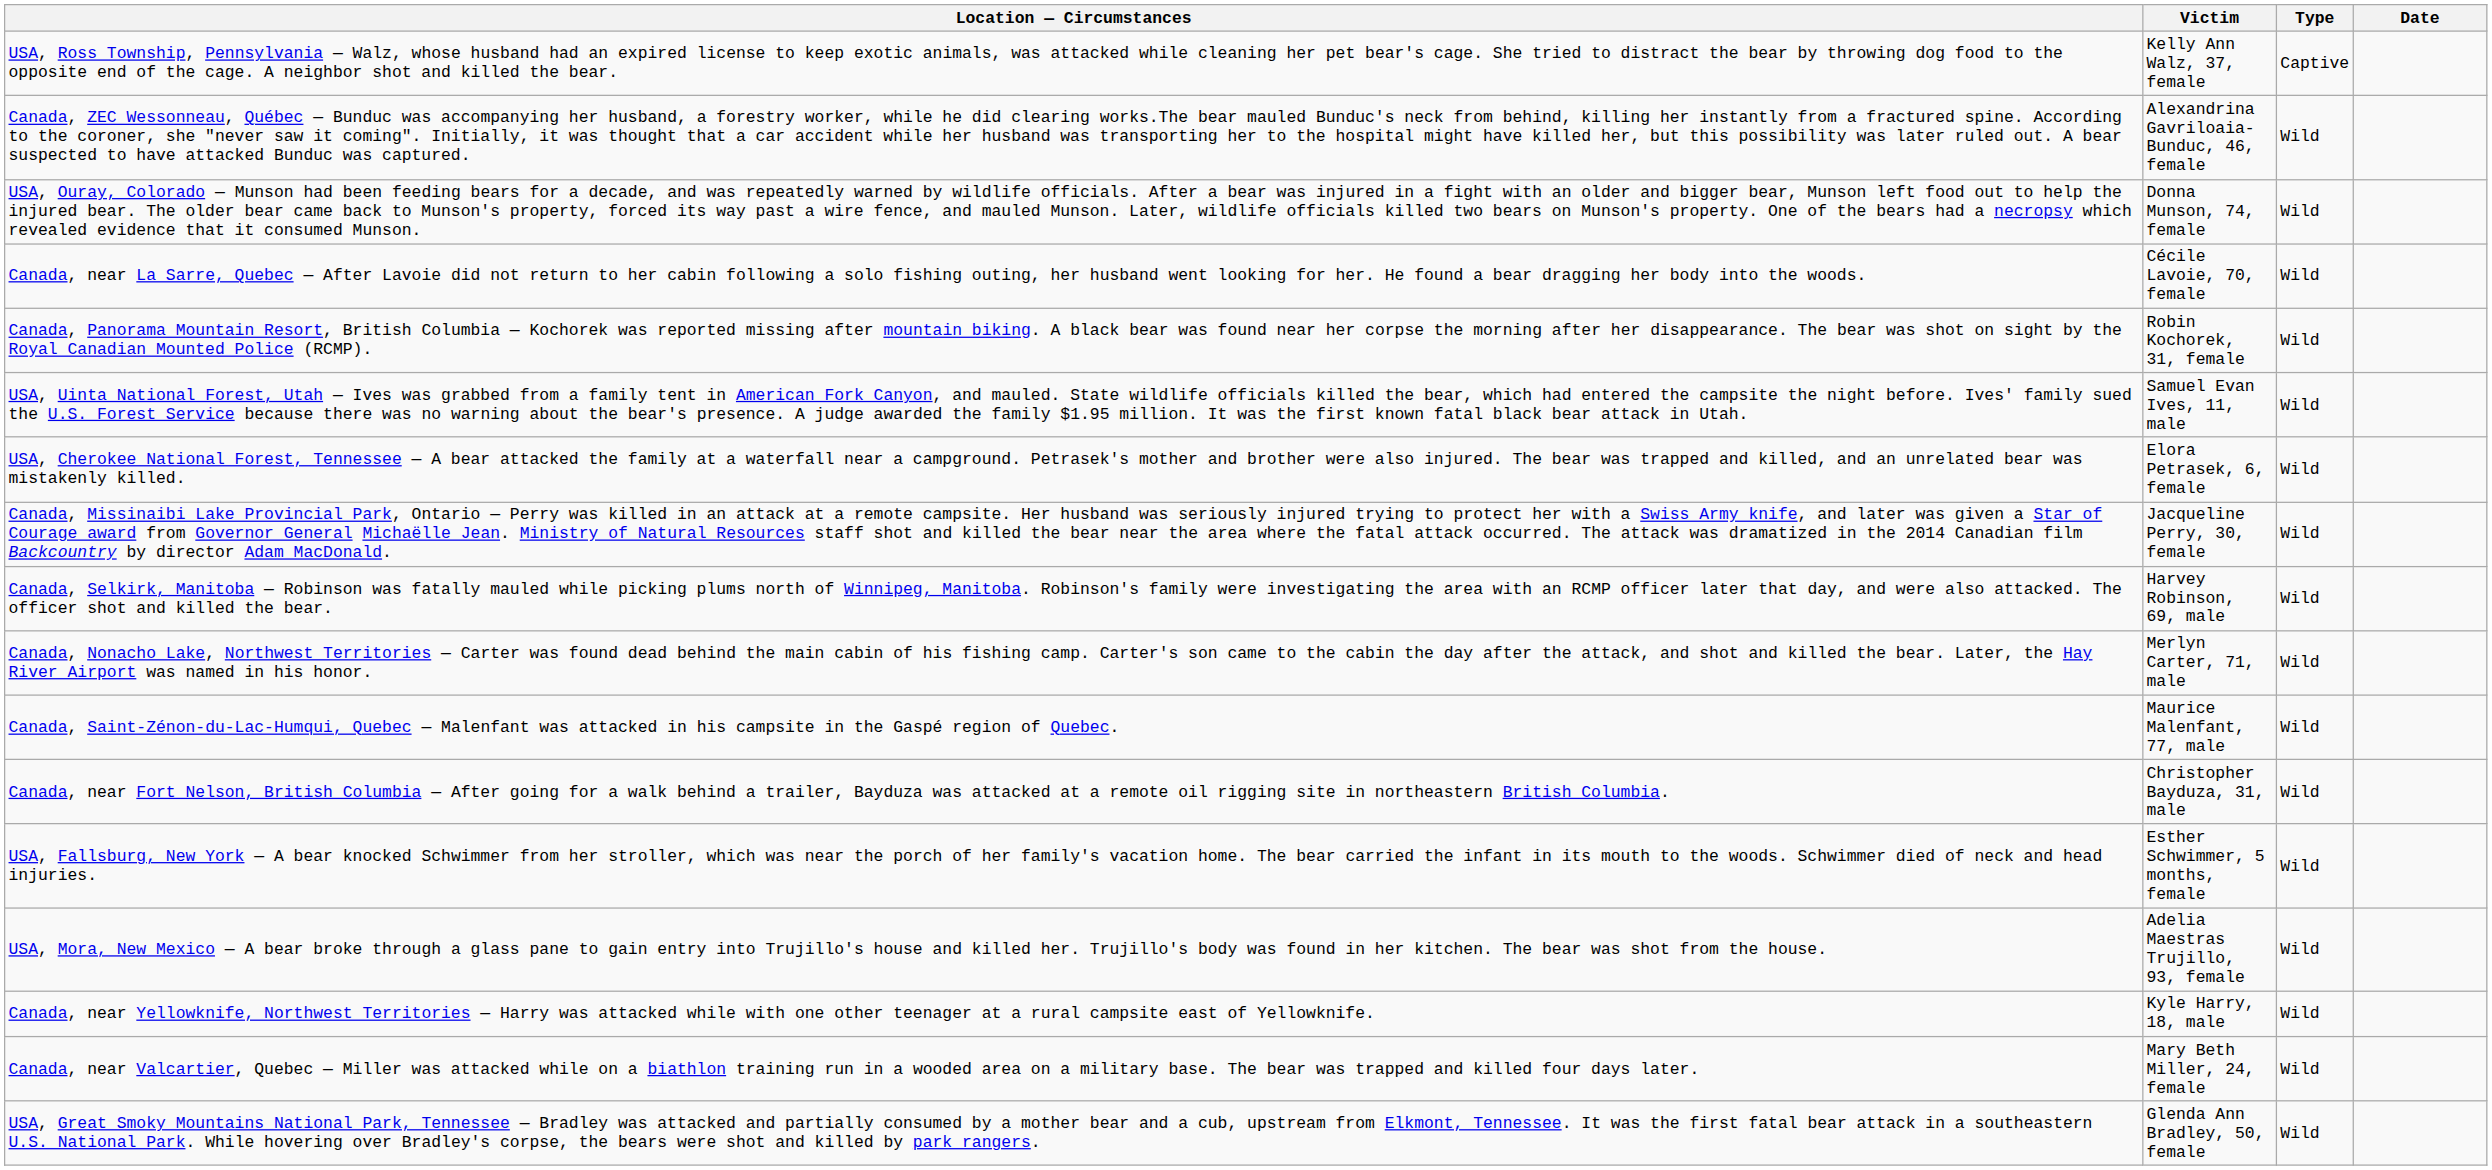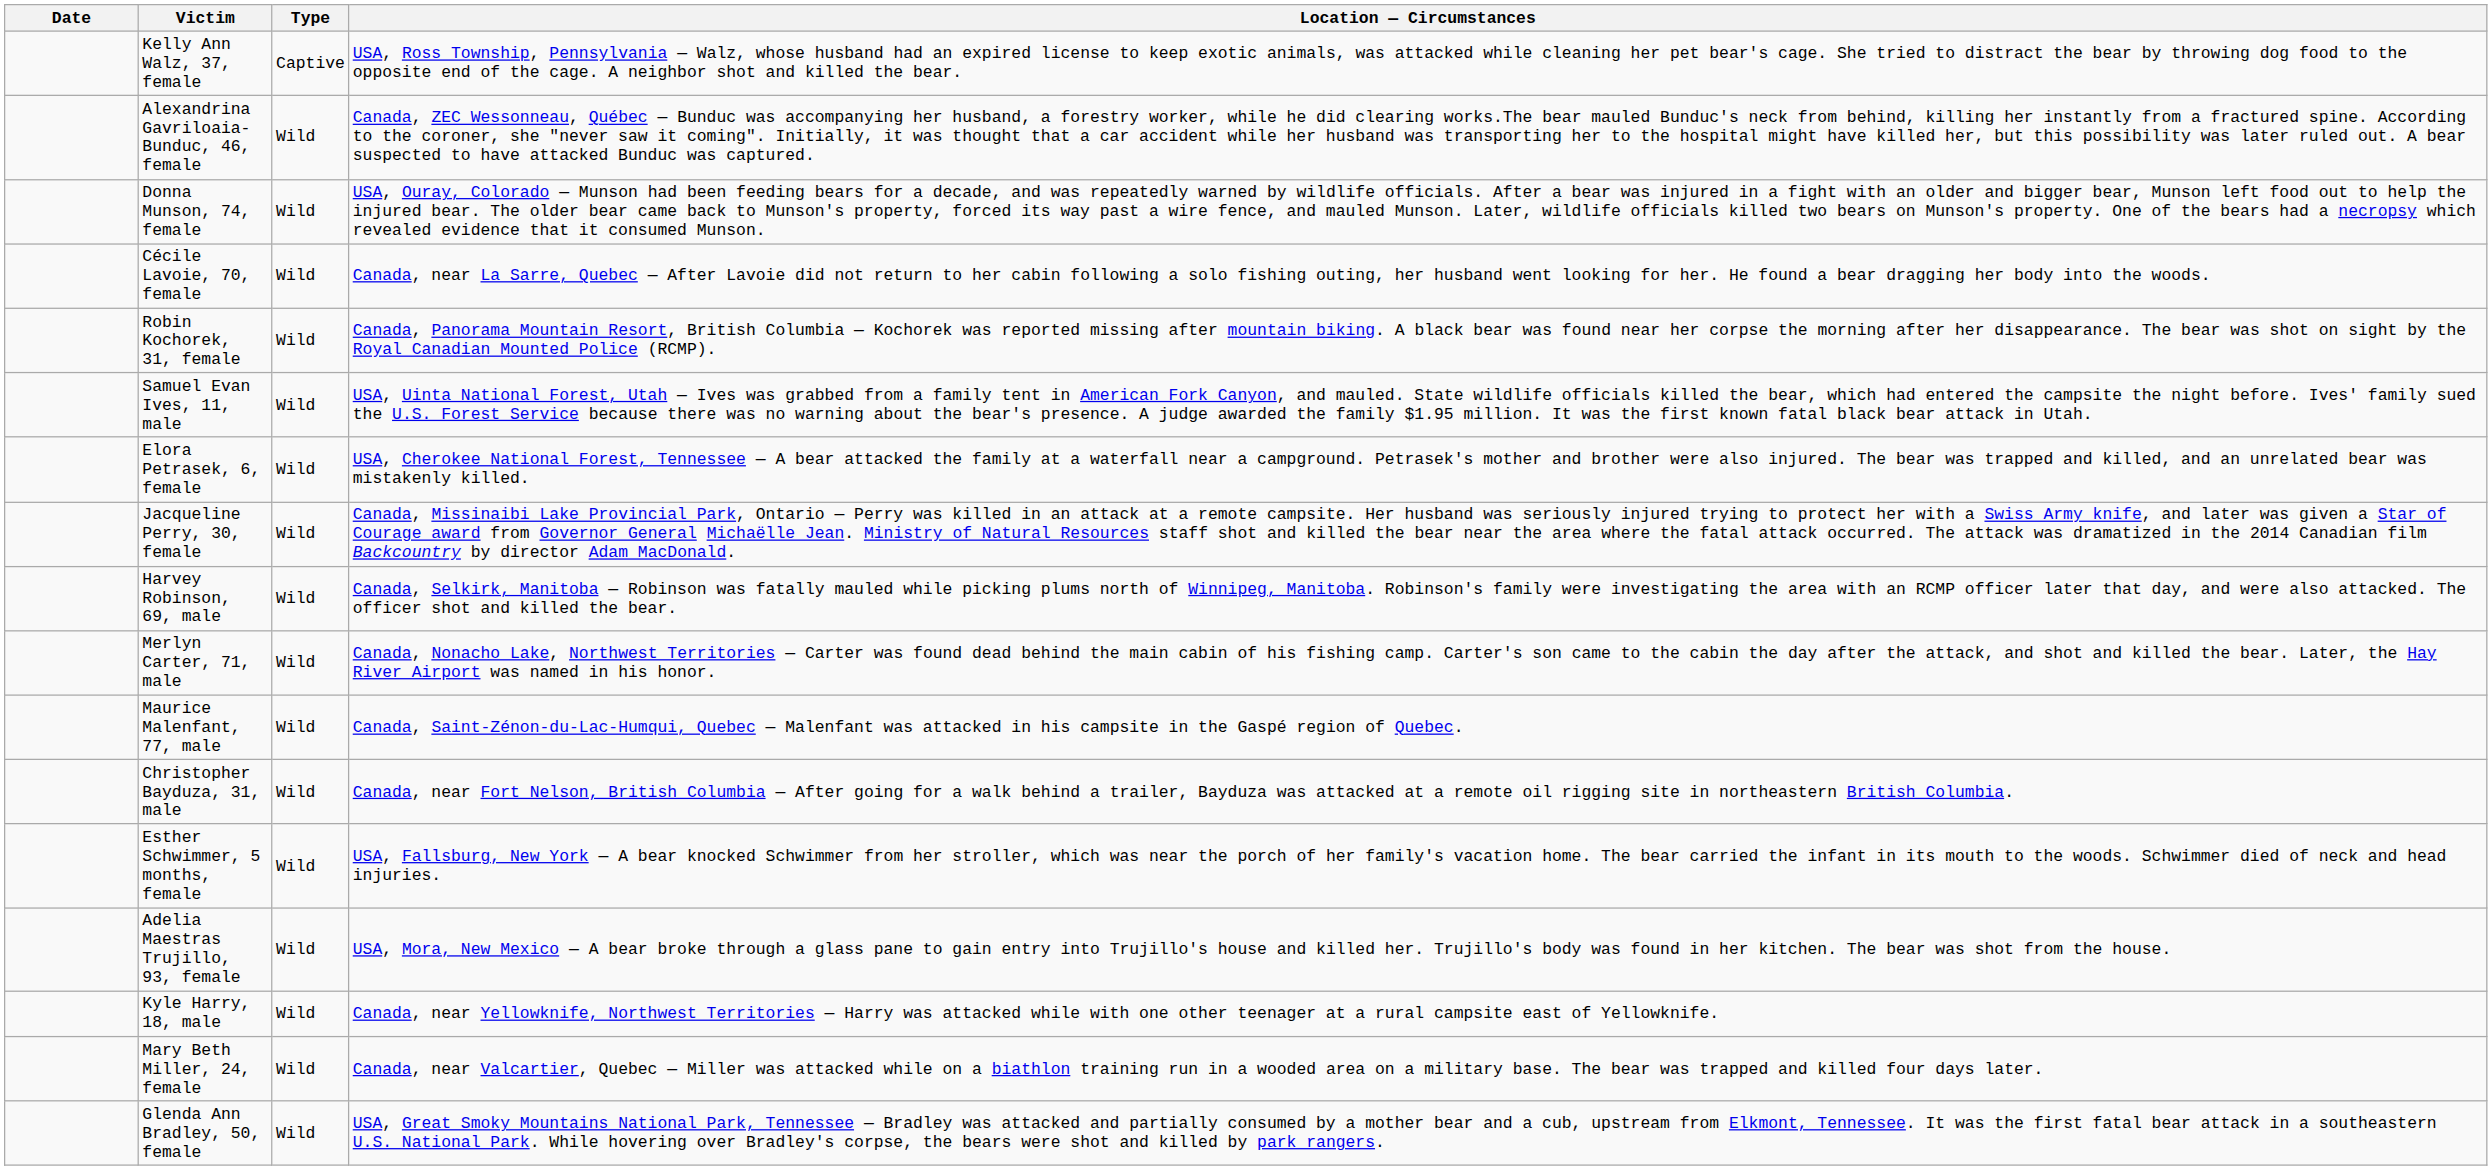columns swapped: (2420, 18) <-> (1074, 18)
